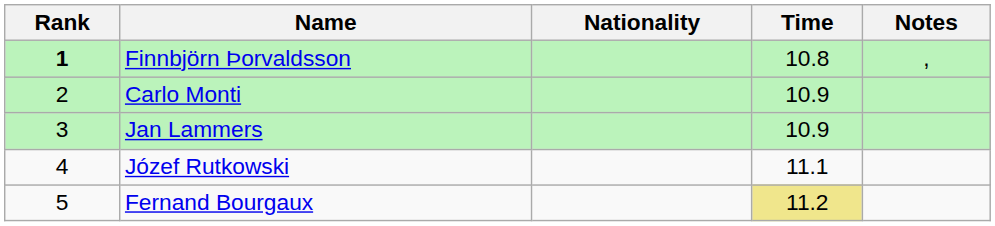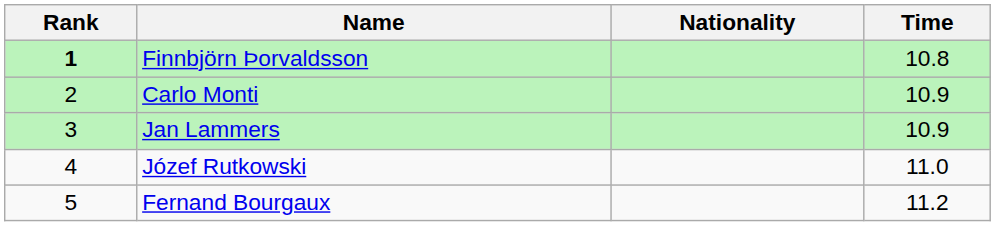- column: (926, 22)
(807, 166) 11.1 -> (927, 166) 11.0
(807, 202) khaki background -> (927, 202) no background
